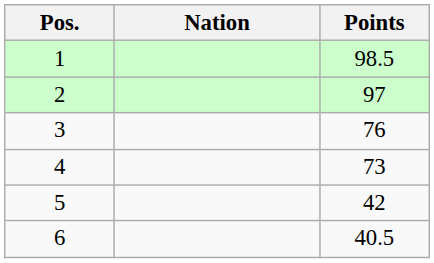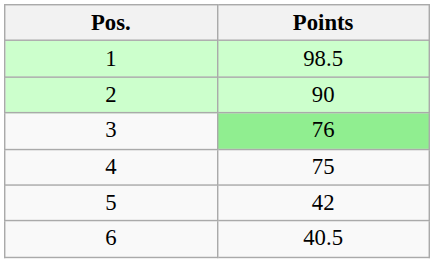- column: (217, 22)
(374, 94) 97 -> (323, 94) 90
(374, 130) no background -> (323, 130) lightgreen background
(374, 166) 73 -> (323, 166) 75
